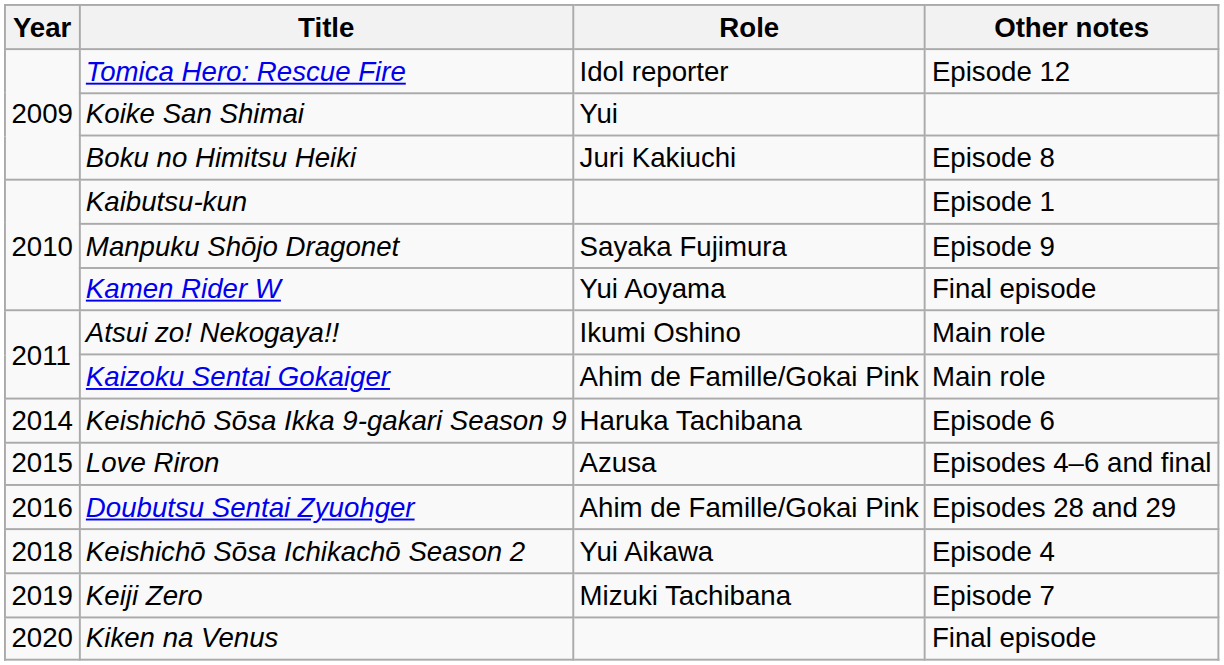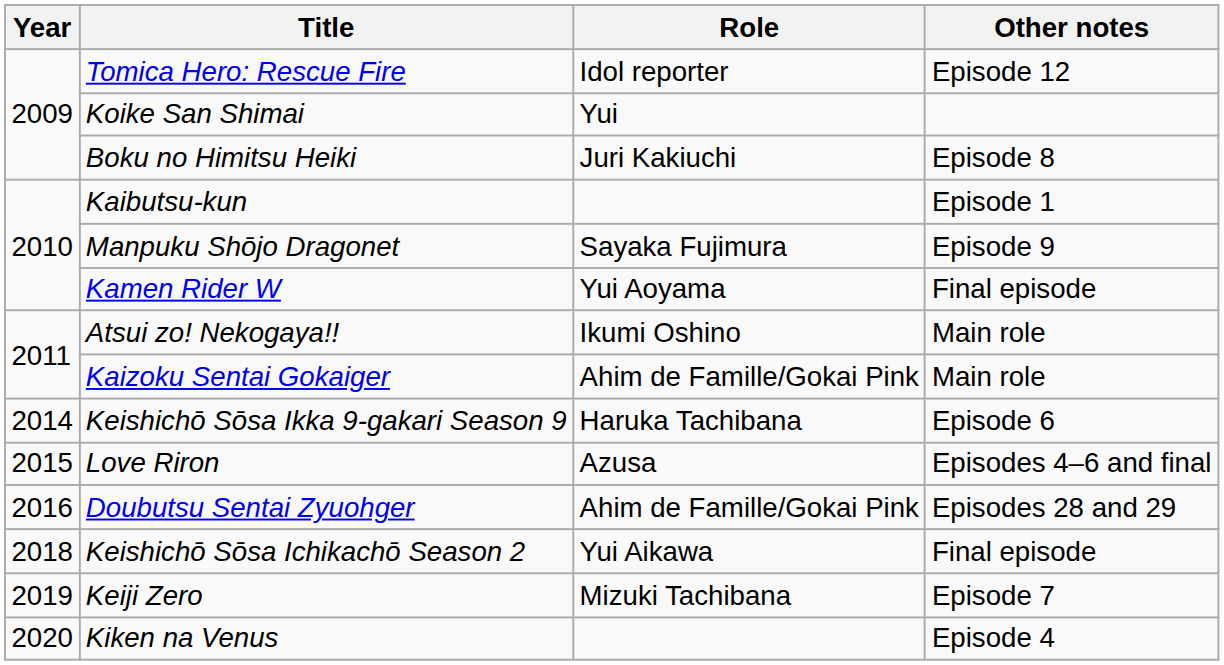(993, 551) Episode 4 -> (1014, 551) Final episode
(1014, 639) Final episode -> (993, 639) Episode 4
